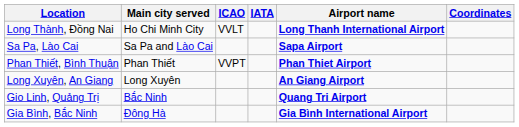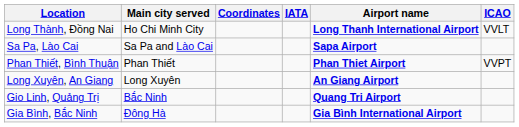columns swapped: (232, 13) <-> (480, 13)
